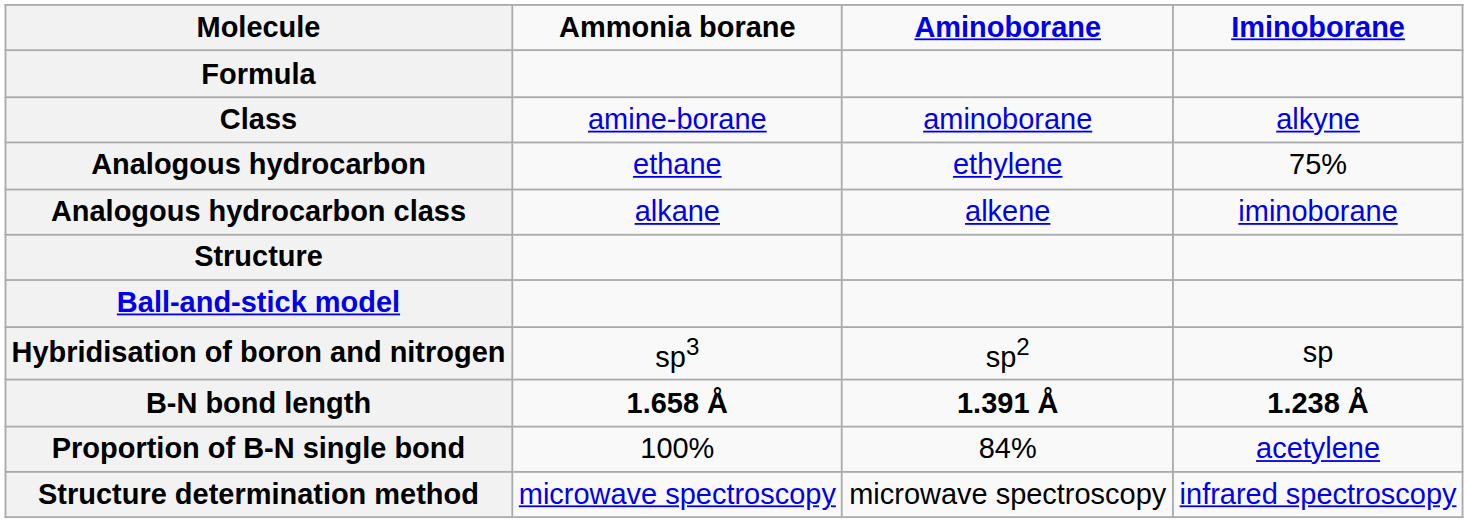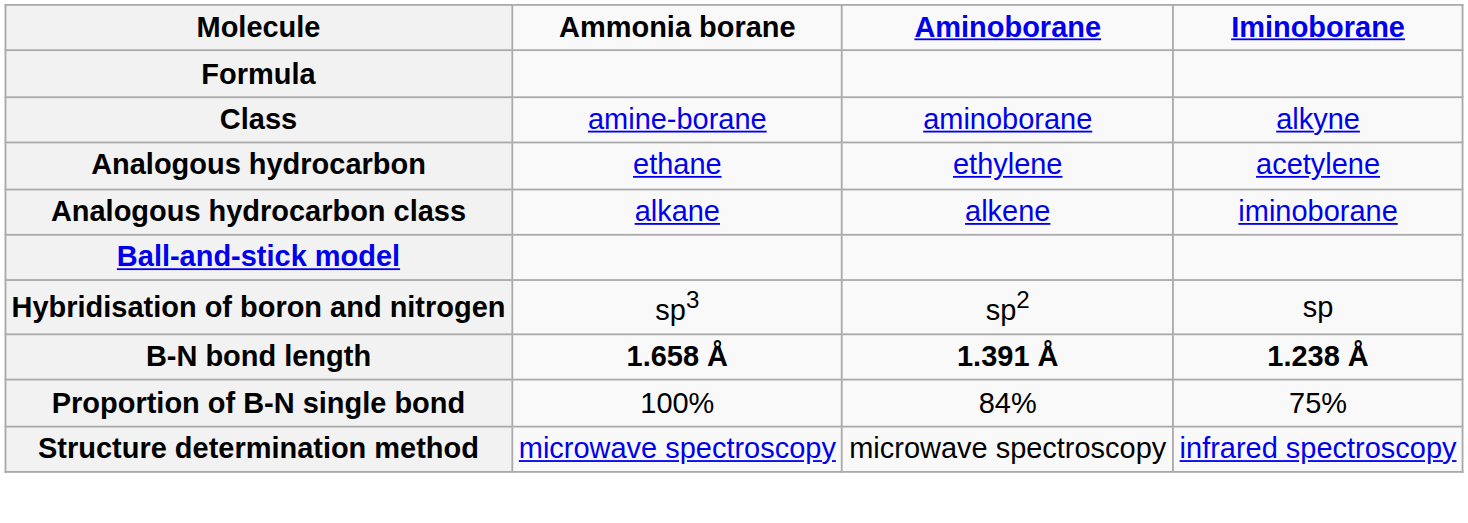(1318, 165) 75% -> (1318, 165) acetylene
- row: (258, 257)
(1318, 448) acetylene -> (1318, 402) 75%
